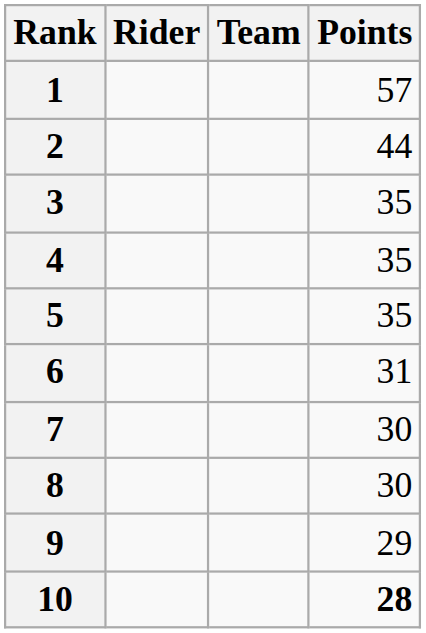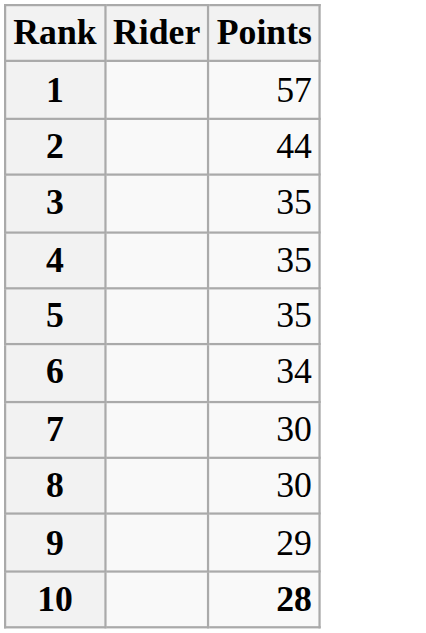- column: (259, 32)
(394, 372) 31 -> (294, 372) 34
